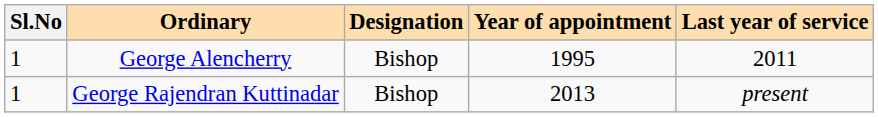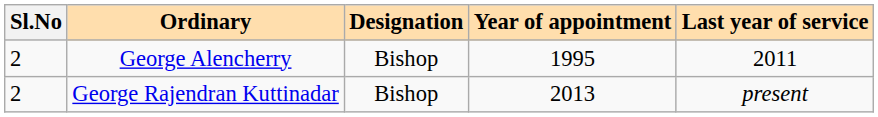(16, 58) 1 -> (16, 58) 2
(16, 93) 1 -> (16, 93) 2
